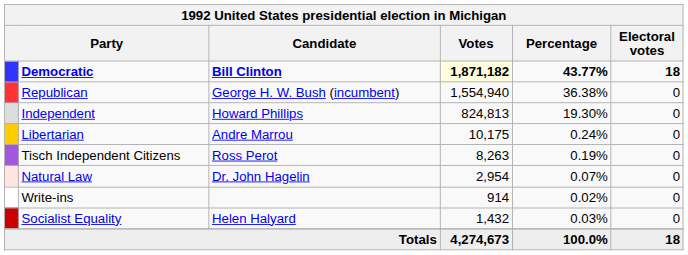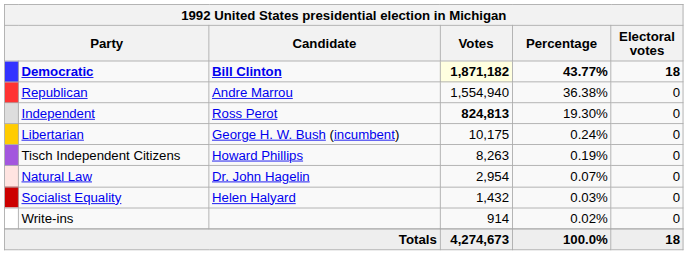(306, 93) George H. W. Bush (incumbent) -> (252, 93) Andre Marrou
(258, 114) Howard Phillips -> (245, 114) Ross Perot
(485, 114) normal -> (485, 114) bold
(252, 135) Andre Marrou -> (306, 135) George H. W. Bush (incumbent)
(245, 155) Ross Perot -> (258, 155) Howard Phillips
rows swapped: (71, 218) <-> (47, 197)
